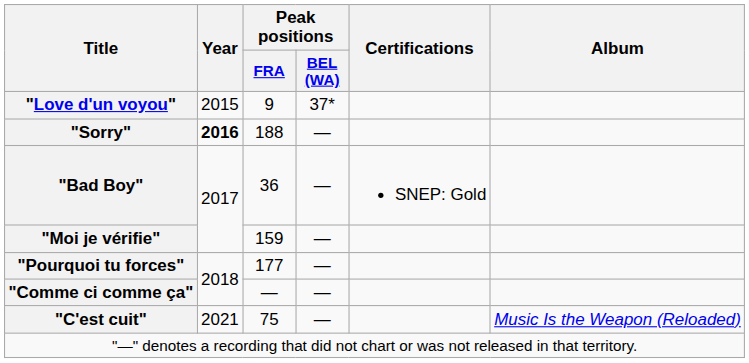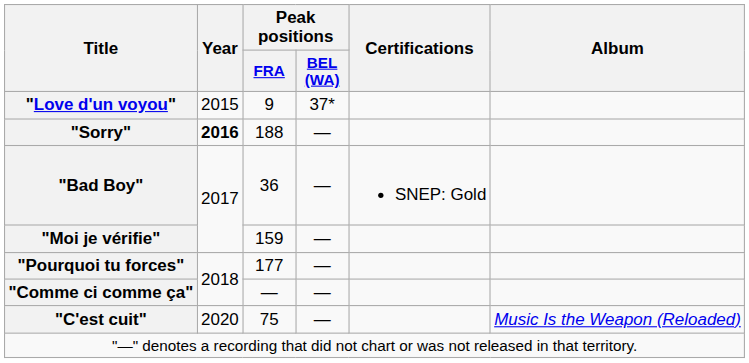(220, 319) 2021 -> (220, 319) 2020
